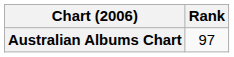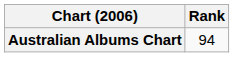(207, 39) 97 -> (207, 39) 94
